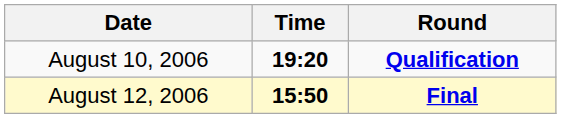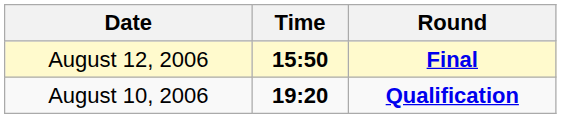rows swapped: (128, 58) <-> (128, 94)
